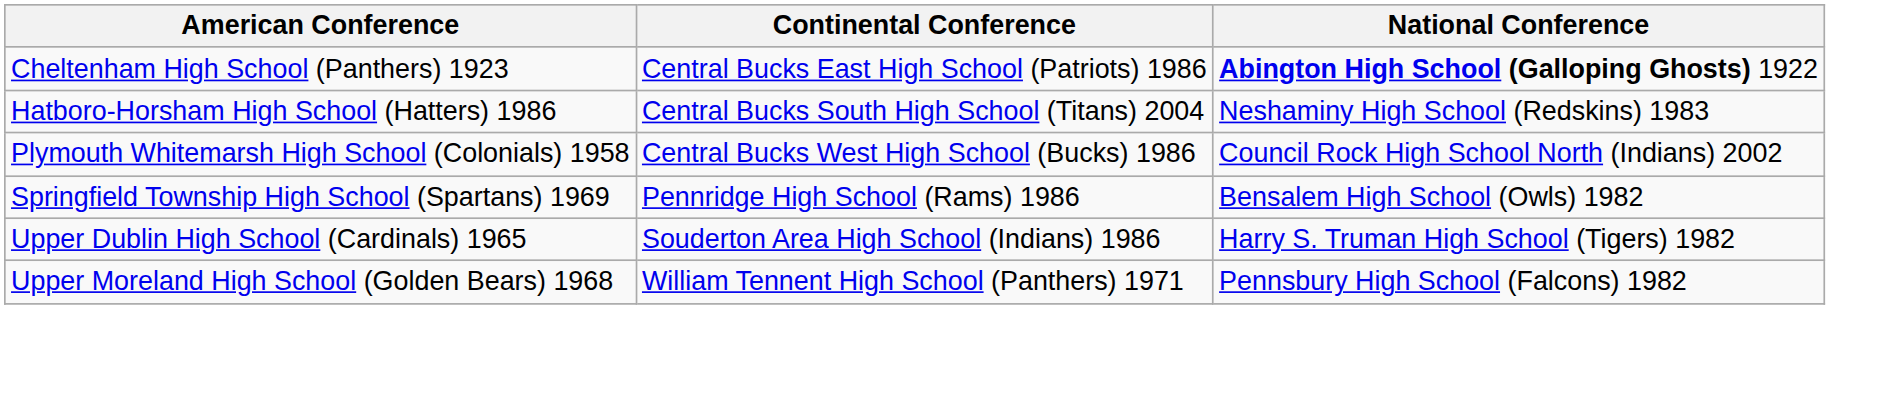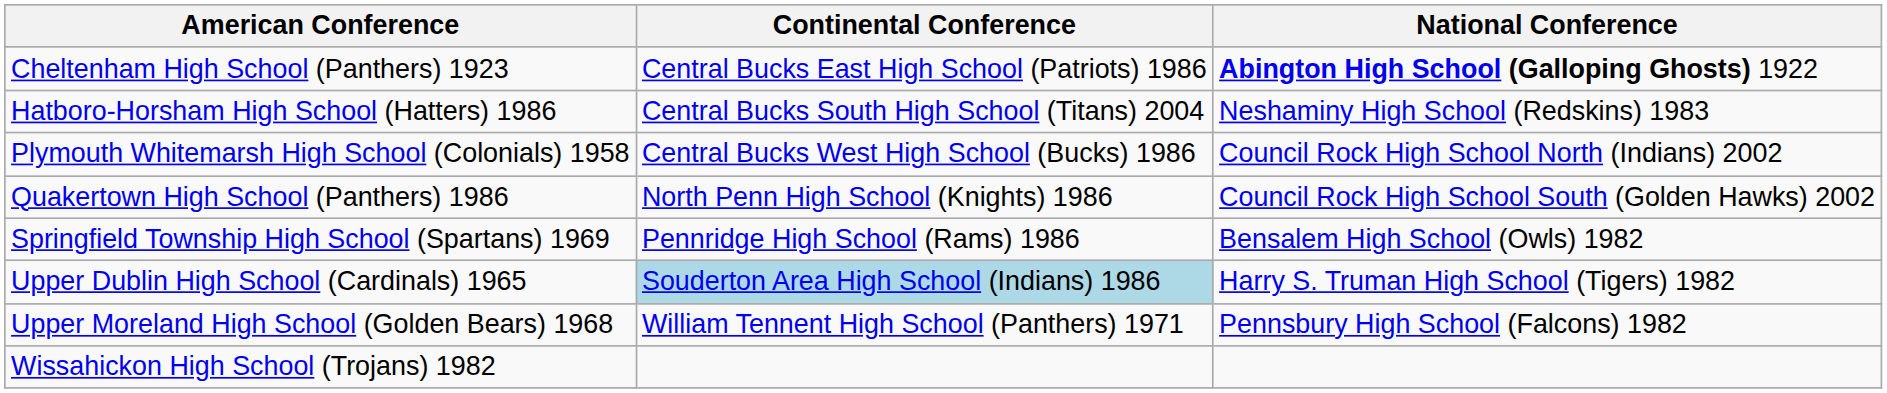+ row: (260, 196)
(901, 238) no background -> (901, 281) lightblue background
+ row: (253, 366)
